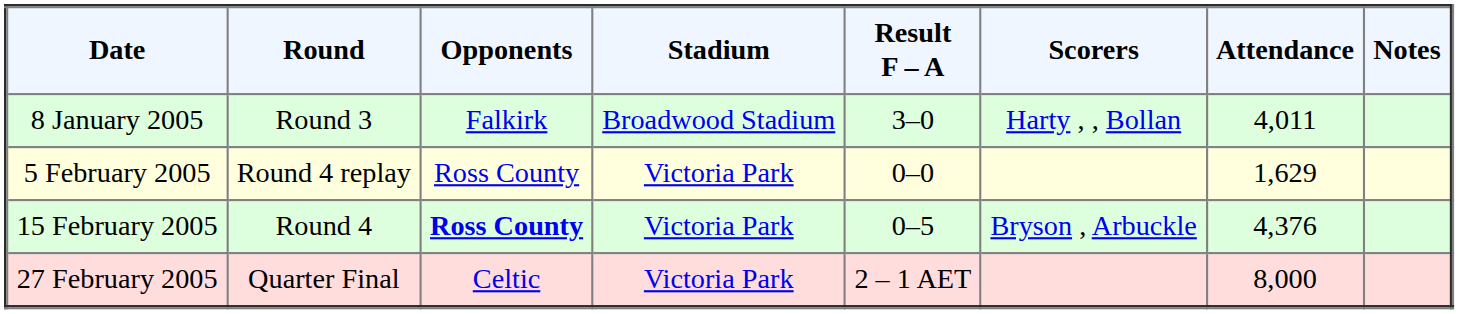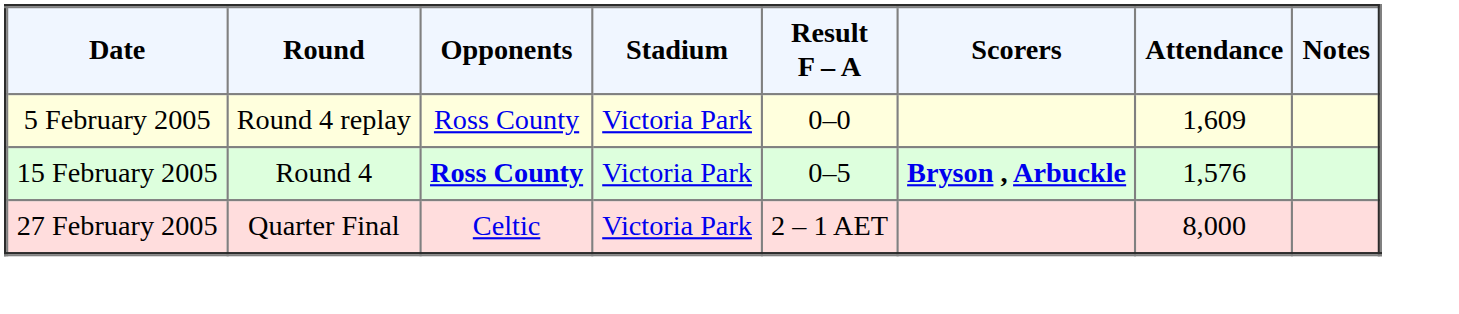- row: (117, 120)
(1285, 173) 1,629 -> (1214, 120) 1,609
(1094, 226) normal -> (1017, 173) bold
(1285, 226) 4,376 -> (1214, 173) 1,576
